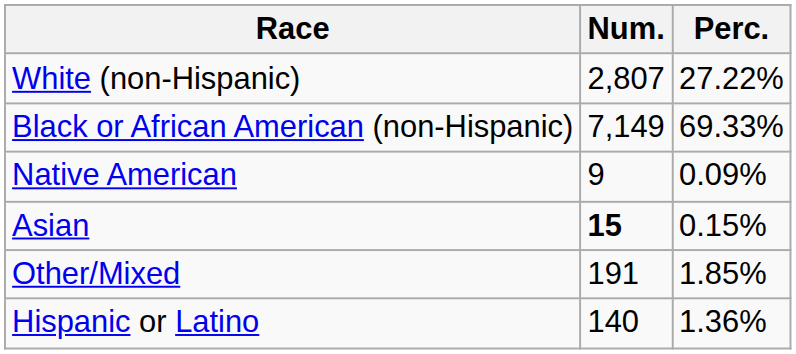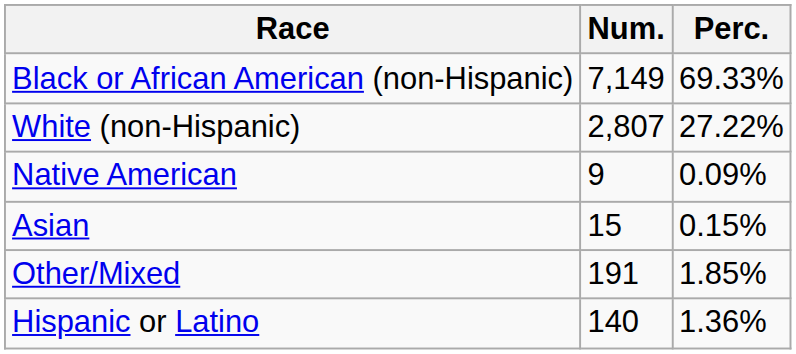rows swapped: (156, 77) <-> (293, 126)
(605, 224) bold -> (605, 224) normal
